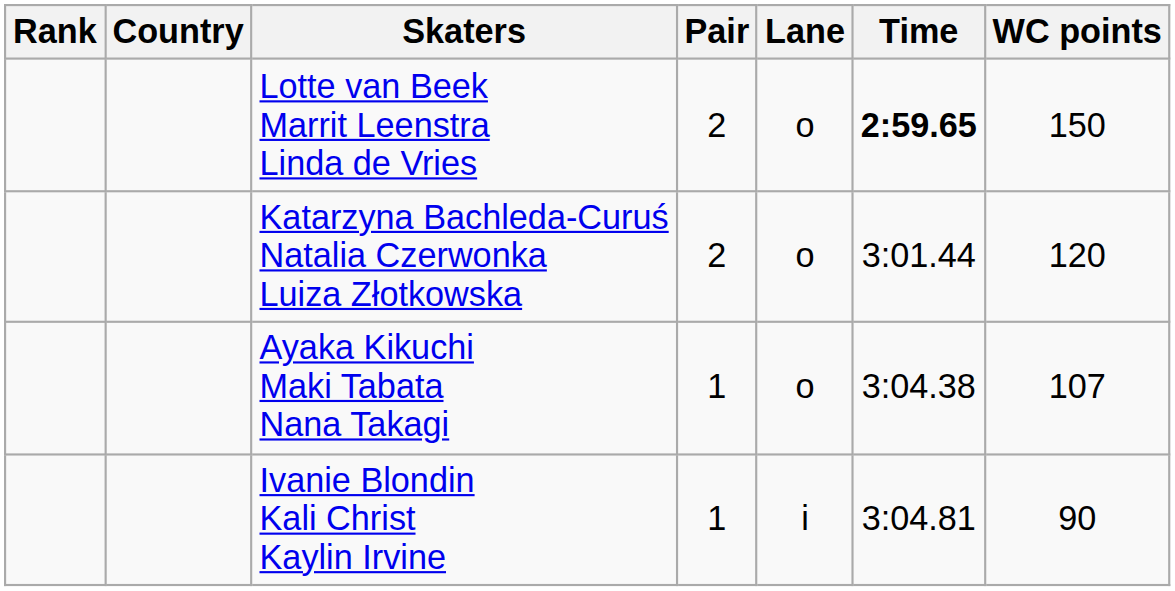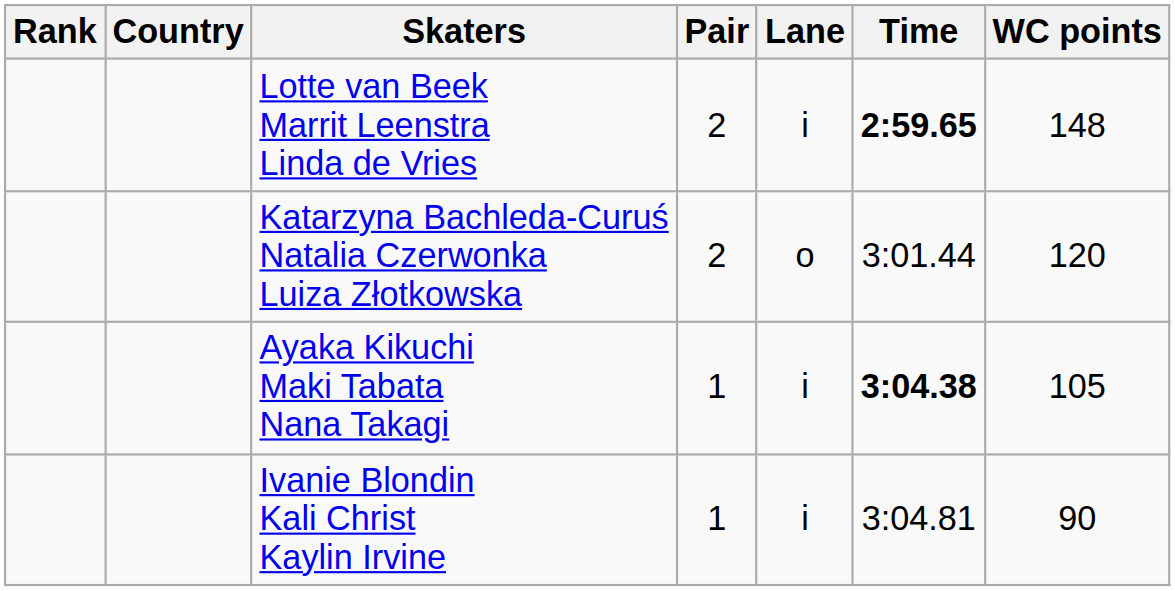(805, 124) o -> (805, 124) i
(1077, 124) 150 -> (1077, 124) 148
(805, 387) o -> (805, 387) i
(919, 387) normal -> (919, 387) bold
(1077, 387) 107 -> (1077, 387) 105
